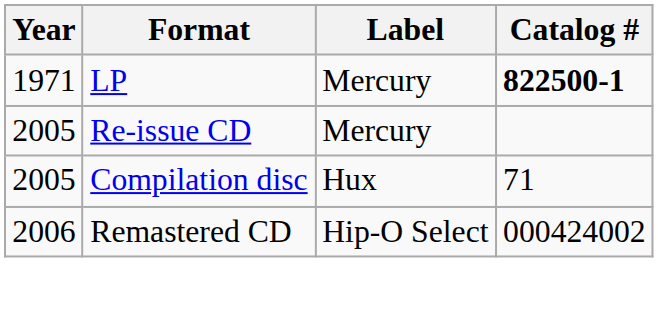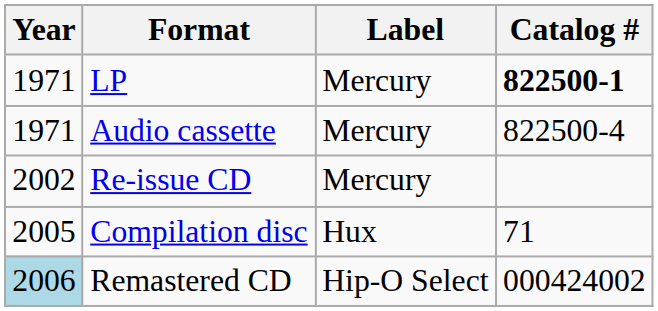+ row: (183, 130)
(44, 130) 2005 -> (44, 180) 2002
(44, 230) no background -> (44, 280) lightblue background
